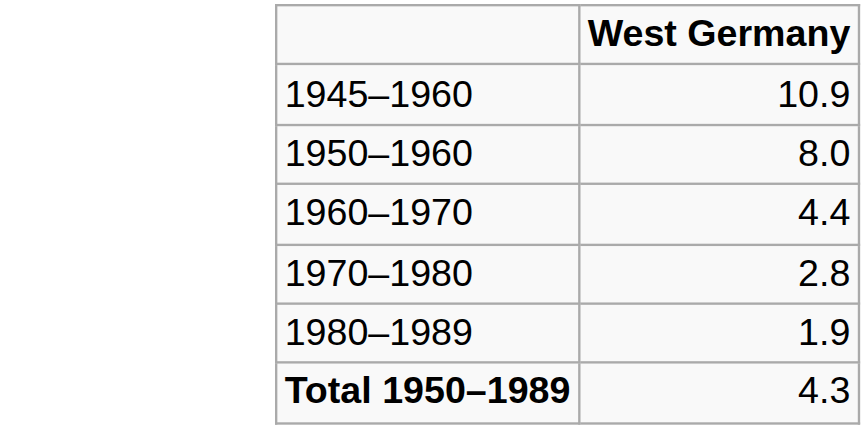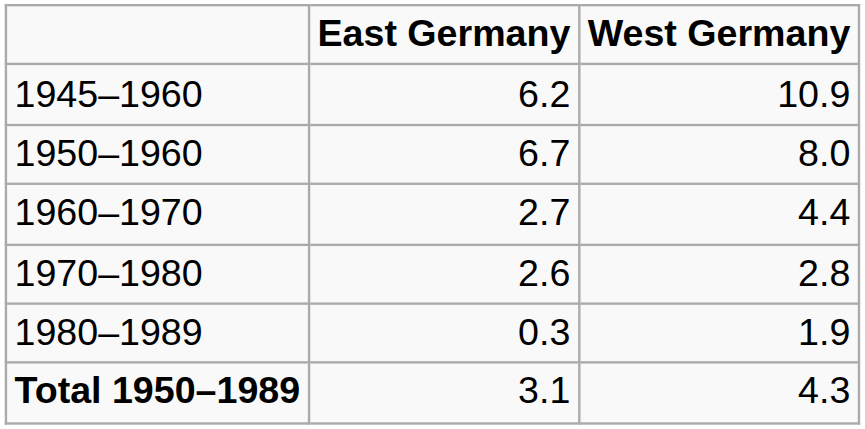+ column: (444, 34)
